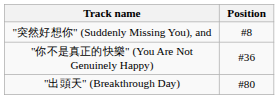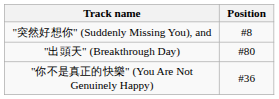rows swapped: (112, 58) <-> (112, 84)
